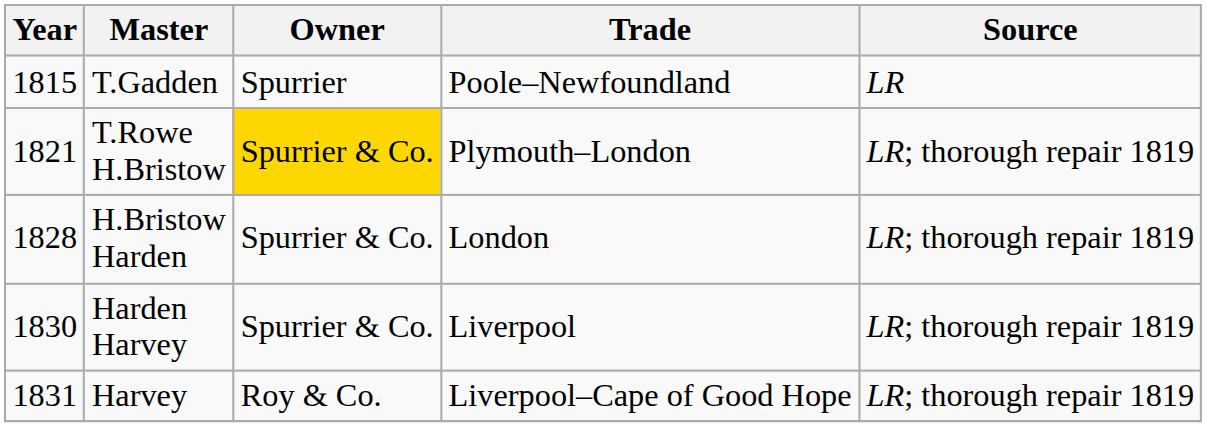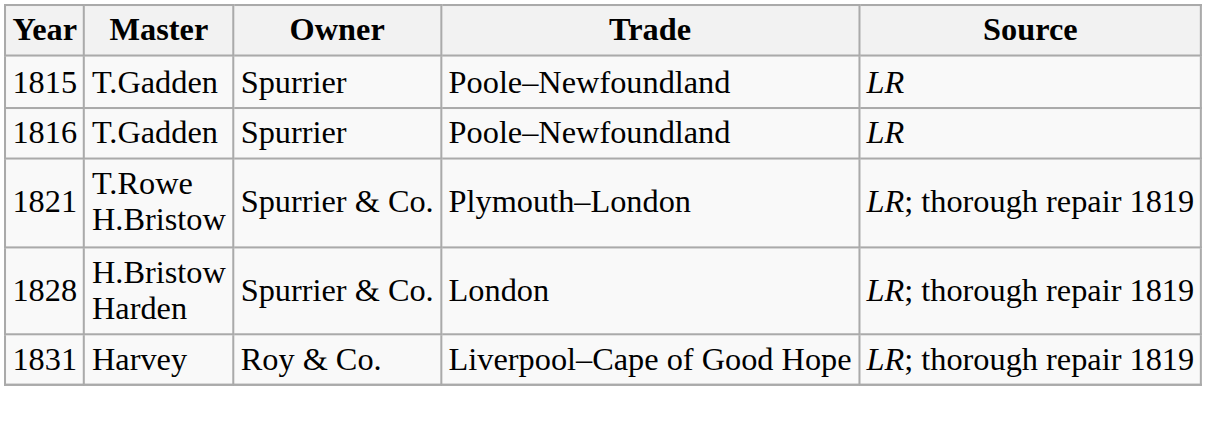+ row: (45, 132)
(337, 150) gold background -> (337, 202) no background
- row: (45, 326)
